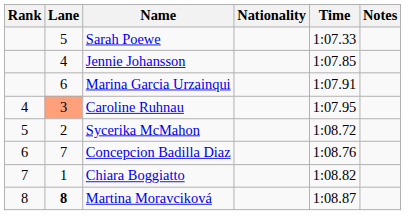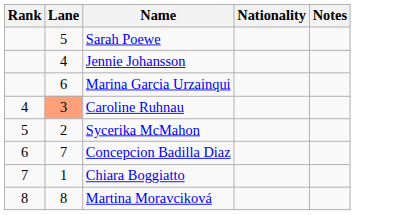- column: (335, 15)
(64, 198) bold -> (64, 198) normal
